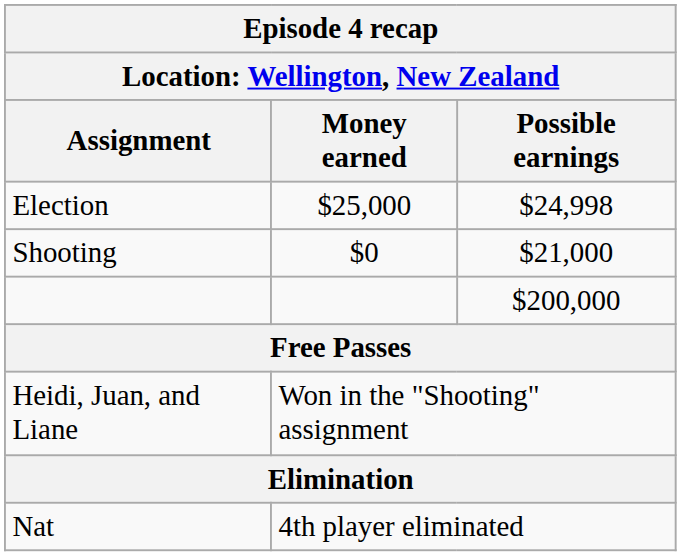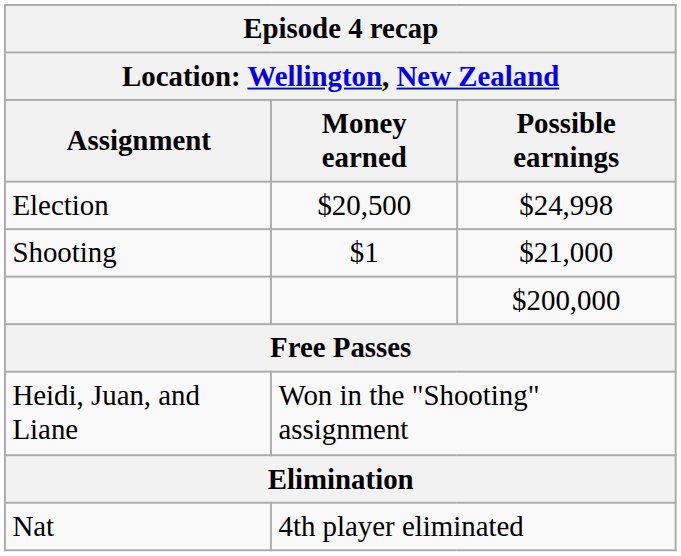(364, 205) $25,000 -> (364, 205) $20,500
(364, 252) $0 -> (364, 252) $1
